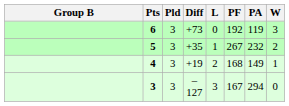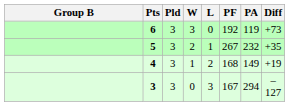columns swapped: (275, 13) <-> (194, 13)
